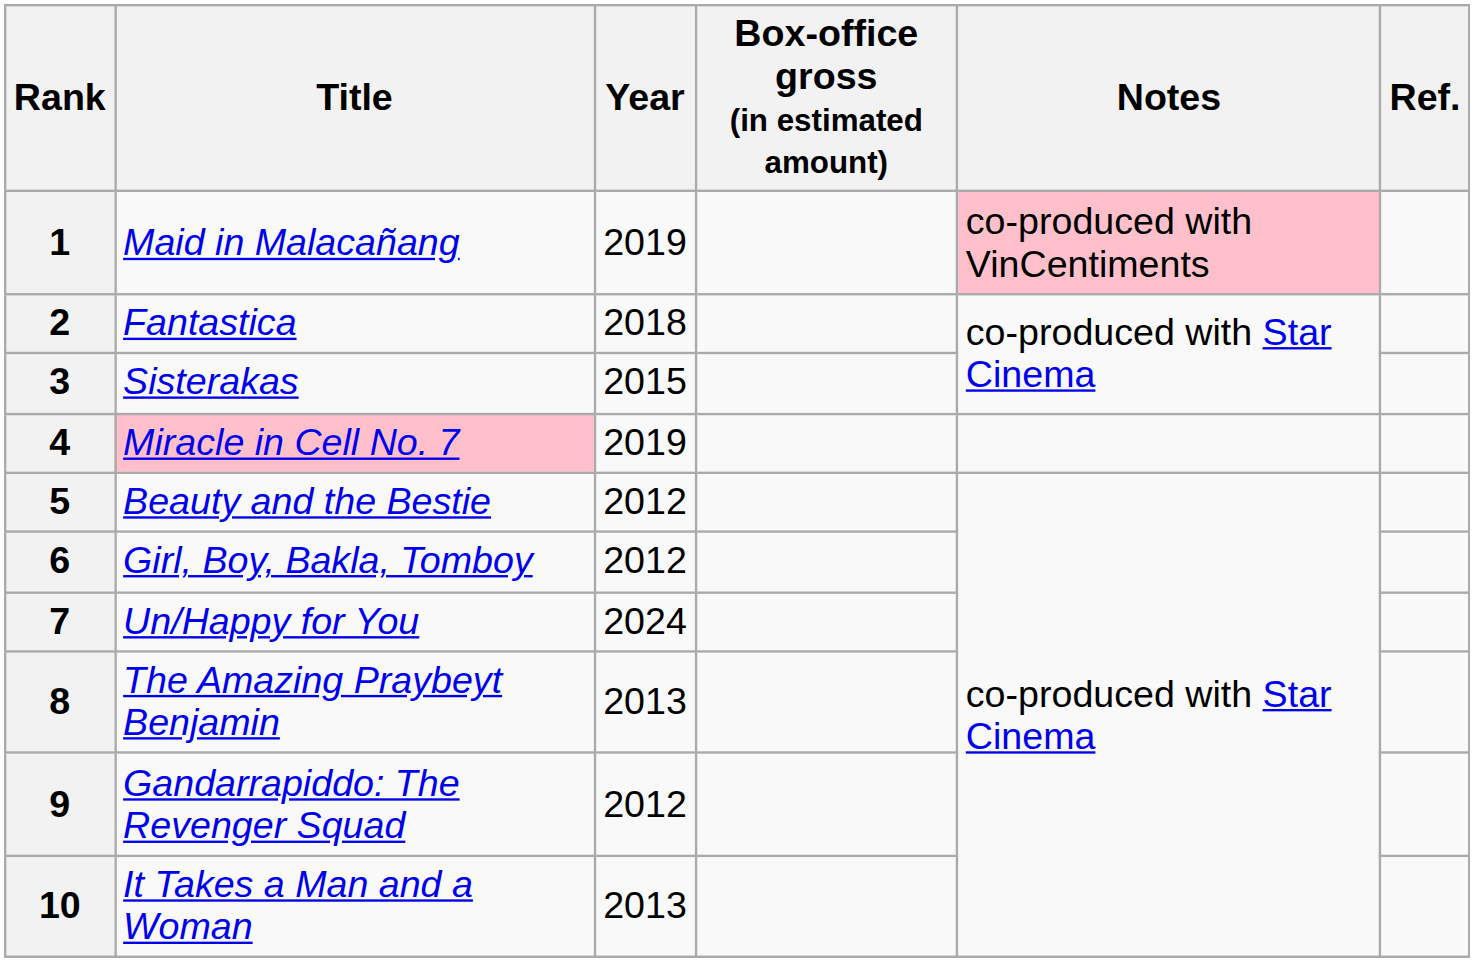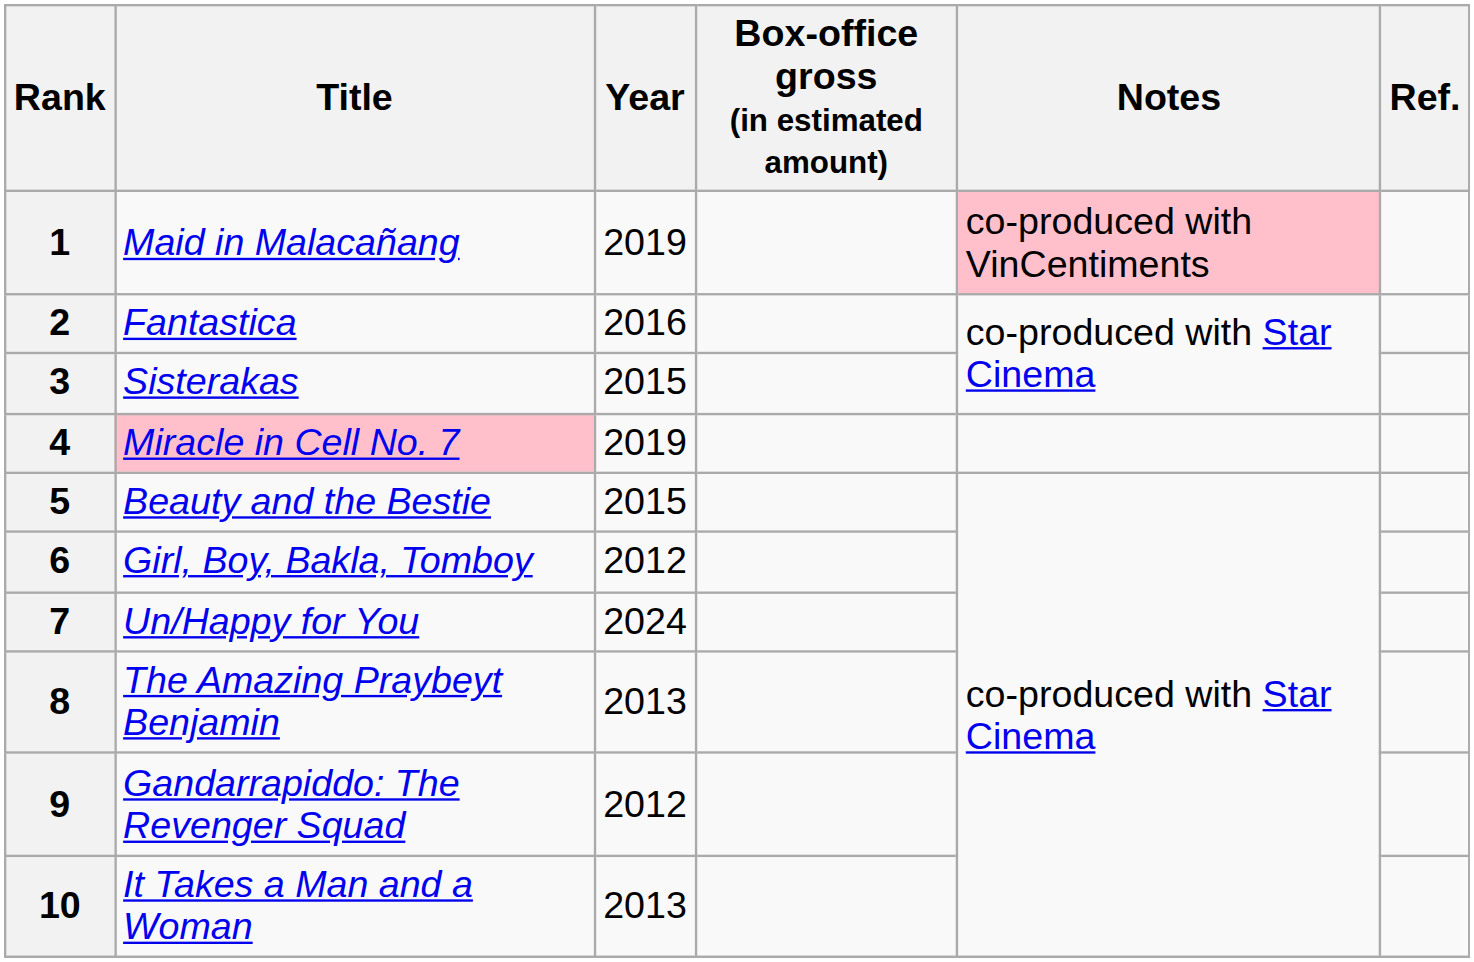(645, 322) 2018 -> (645, 322) 2016
(645, 501) 2012 -> (645, 501) 2015
